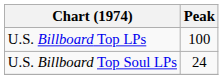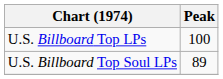(199, 62) 24 -> (199, 62) 89
